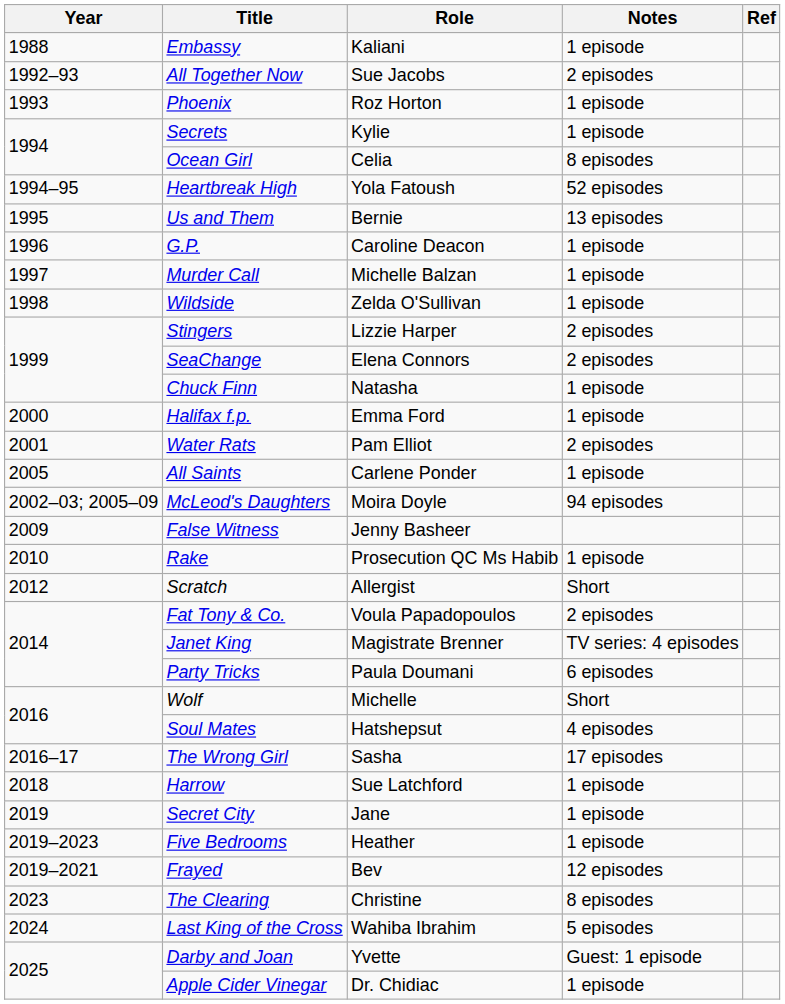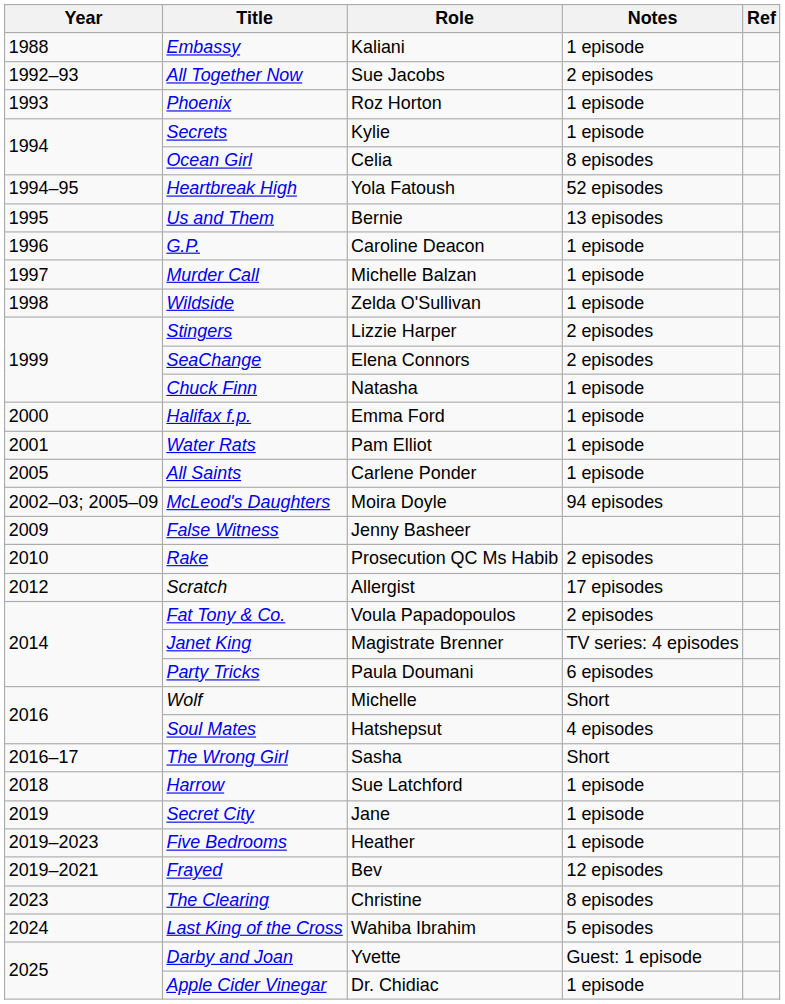(610, 445) 2 episodes -> (605, 445) 1 episode
(605, 558) 1 episode -> (610, 558) 2 episodes
(588, 587) Short -> (615, 587) 17 episodes
(615, 757) 17 episodes -> (588, 757) Short
